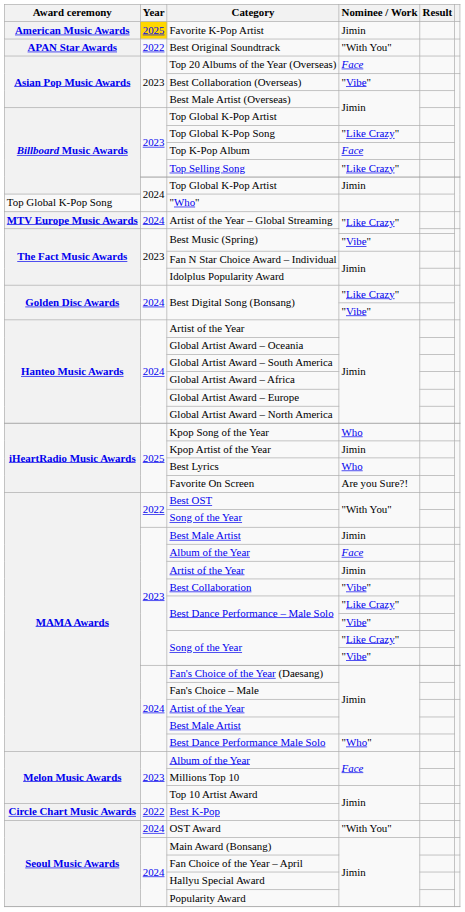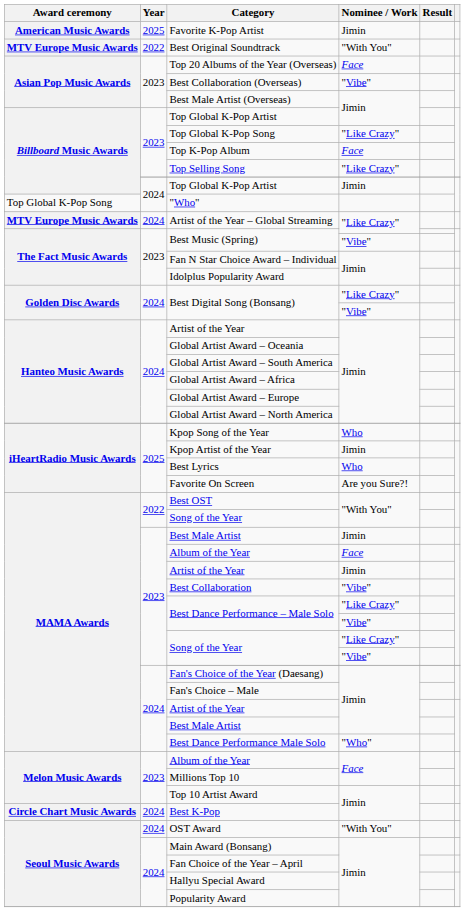(154, 30) gold background -> (154, 30) no background
(72, 47) APAN Star Awards -> (72, 47) MTV Europe Music Awards
(154, 811) 2022 -> (154, 811) 2024
